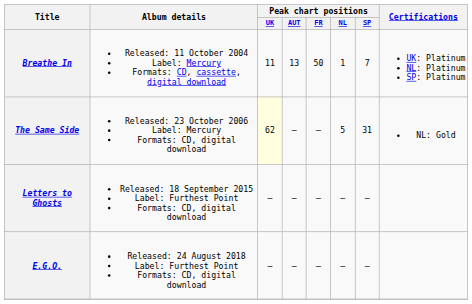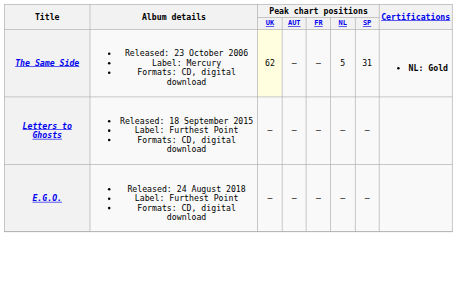- row: (47, 63)
(423, 135) normal -> (416, 68) bold
